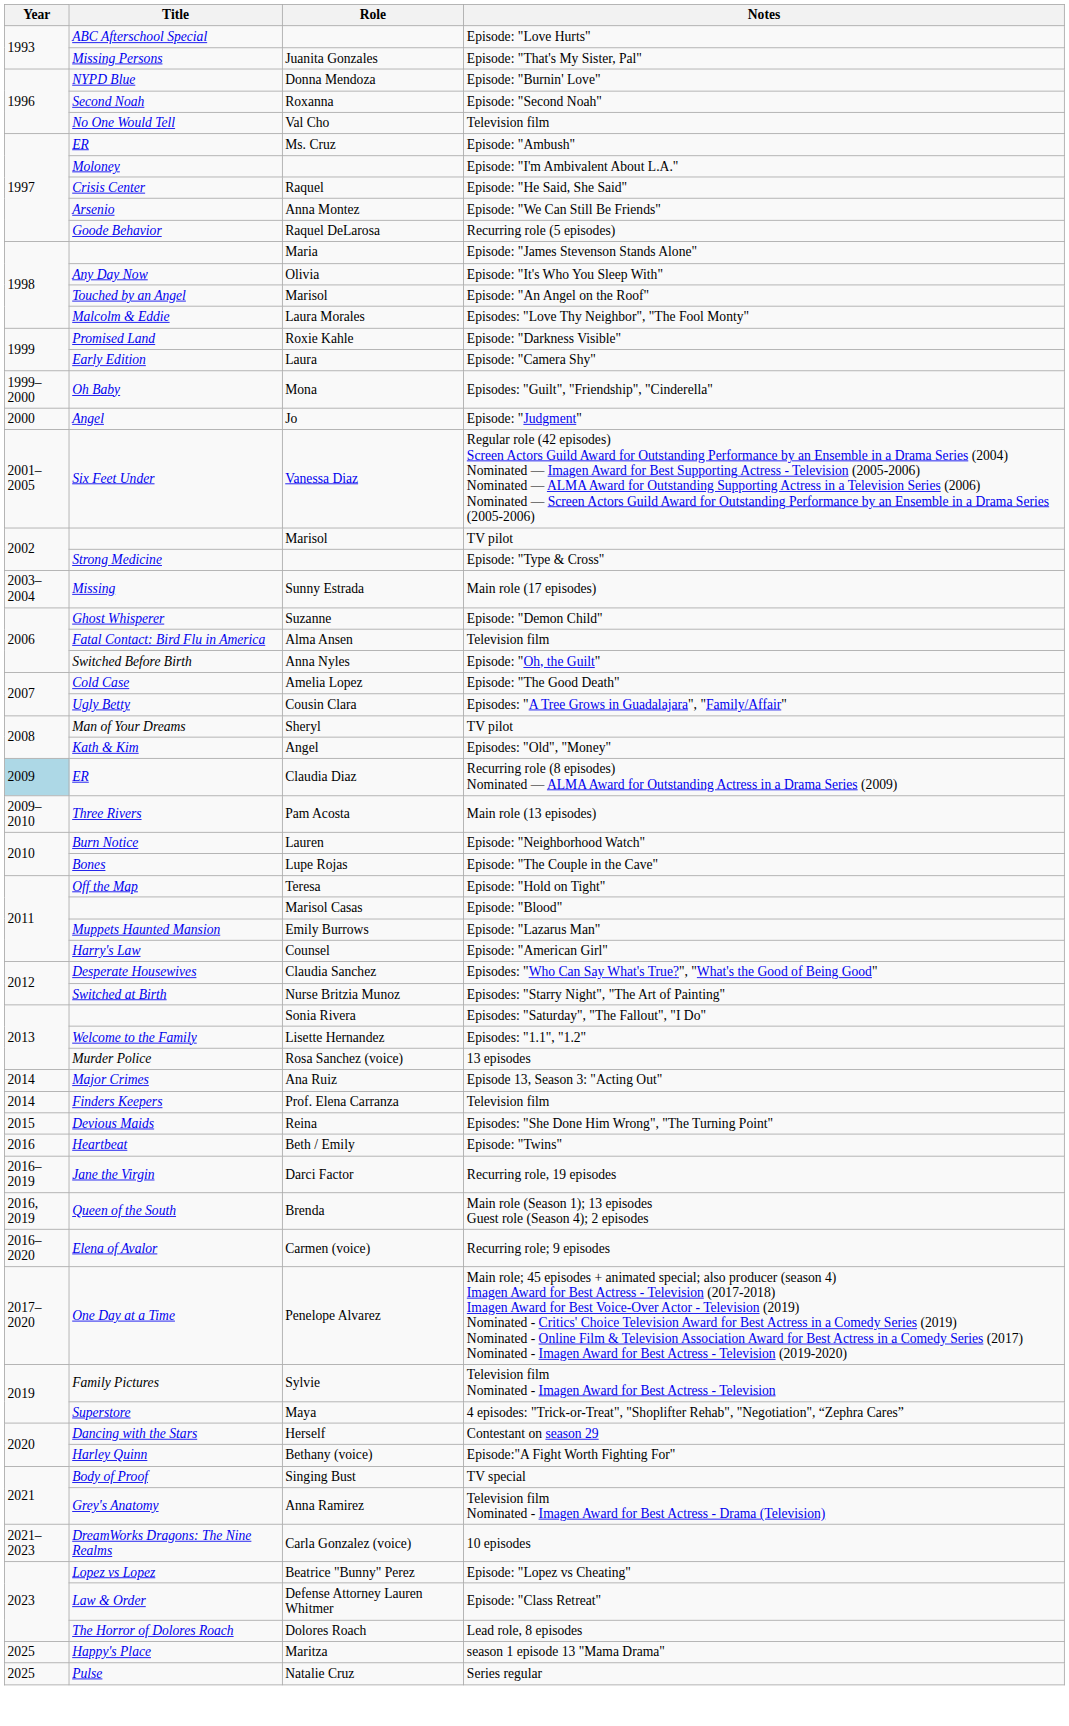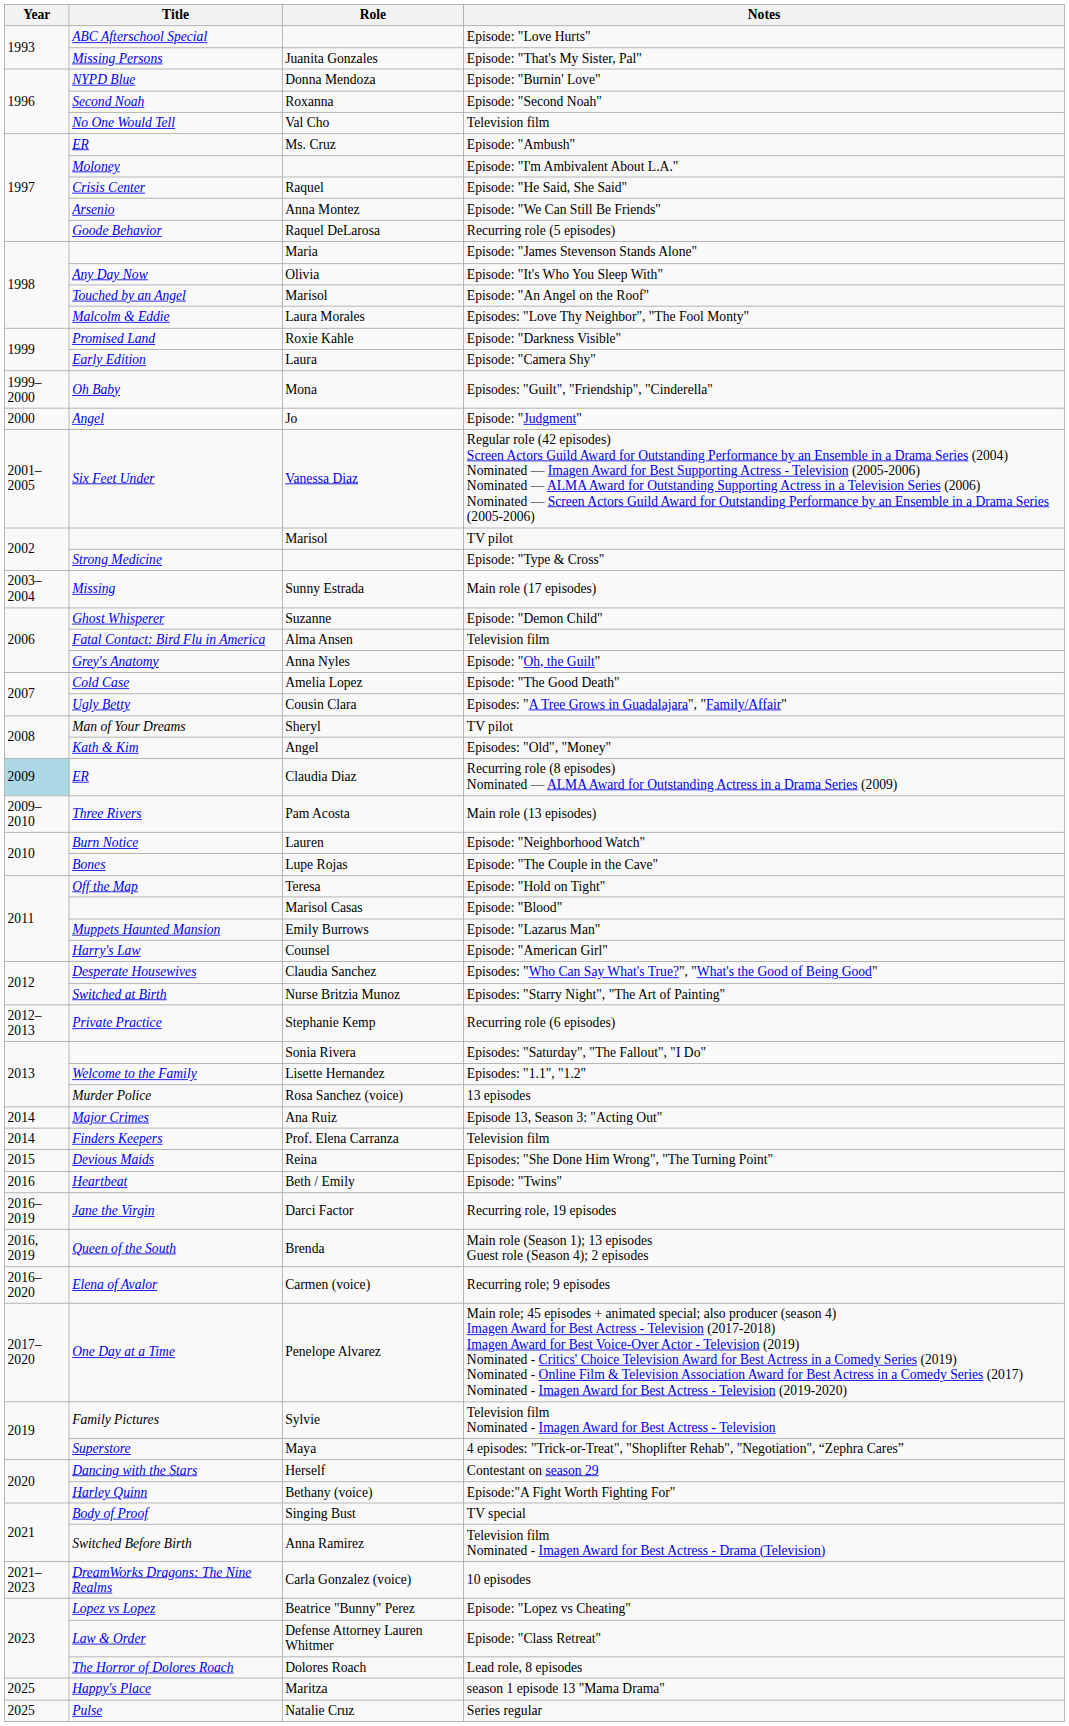(132, 661) Switched Before Birth -> (115, 661) Grey's Anatomy
+ row: (330, 1023)
(115, 1506) Grey's Anatomy -> (132, 1543) Switched Before Birth
